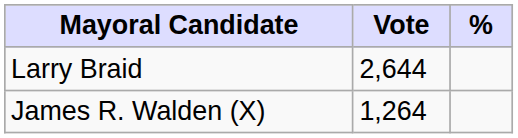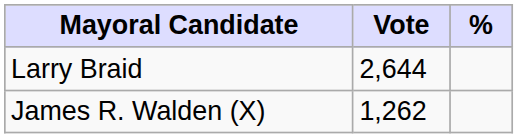(393, 111) 1,264 -> (393, 111) 1,262
